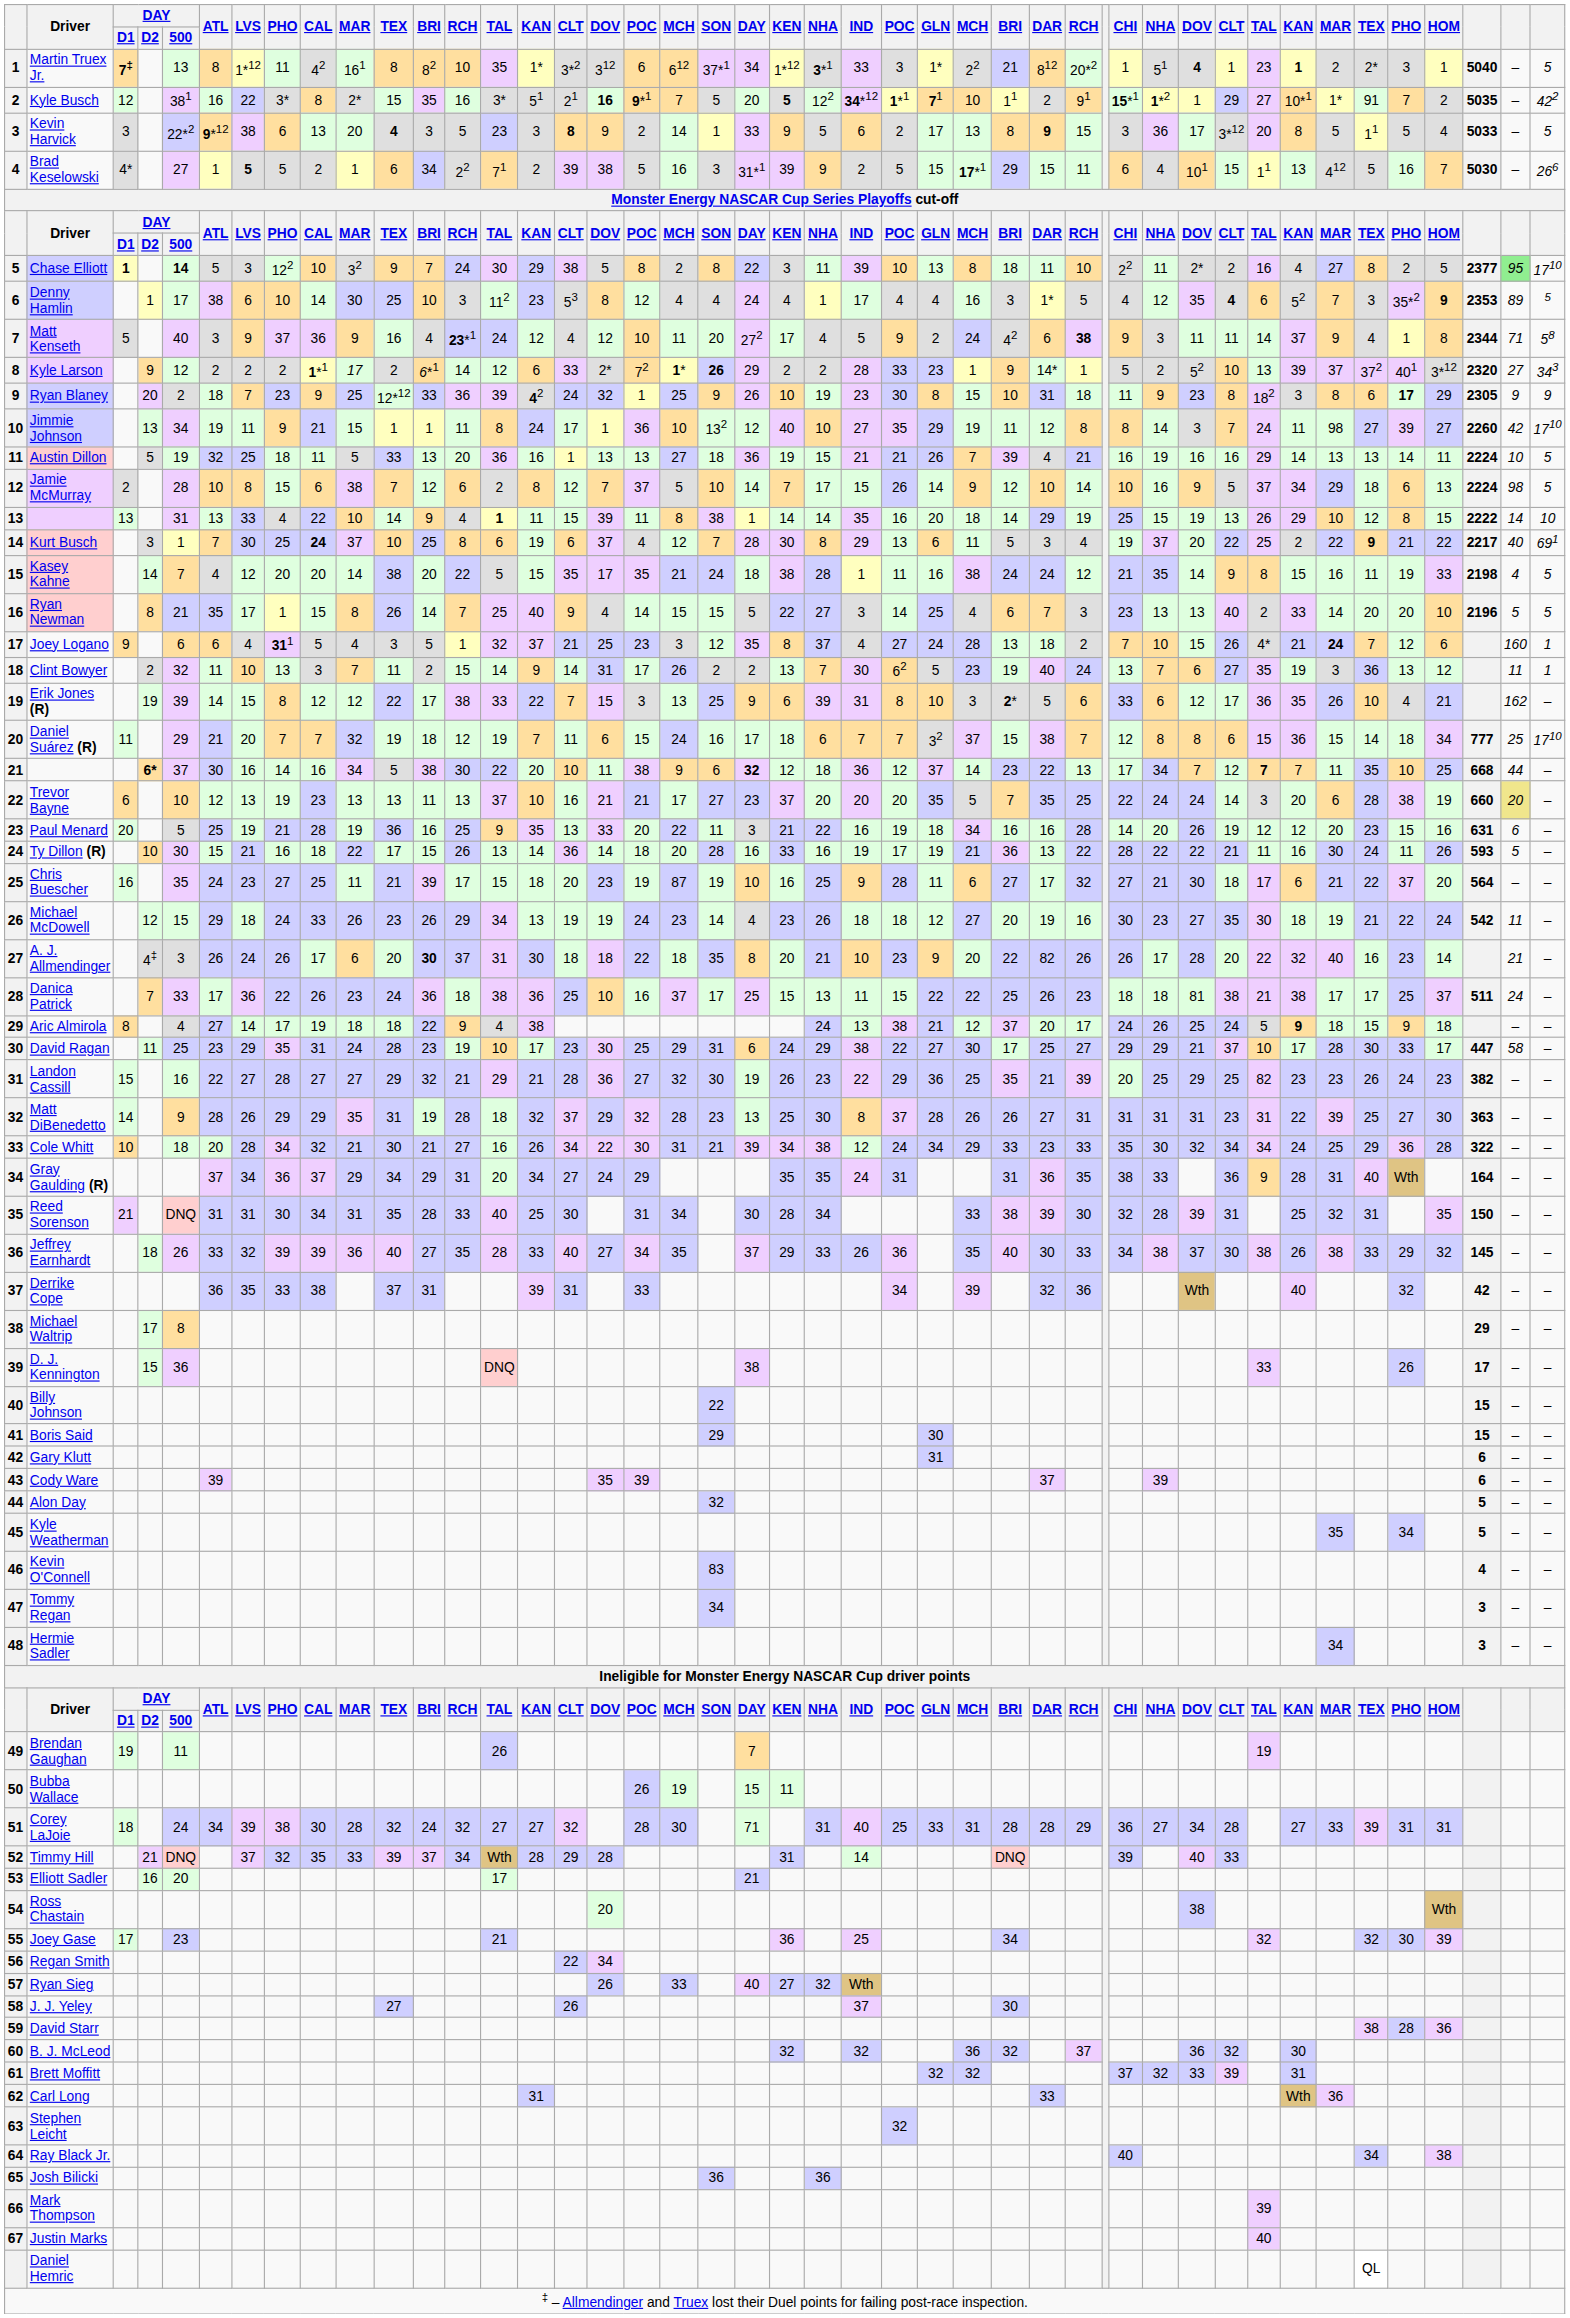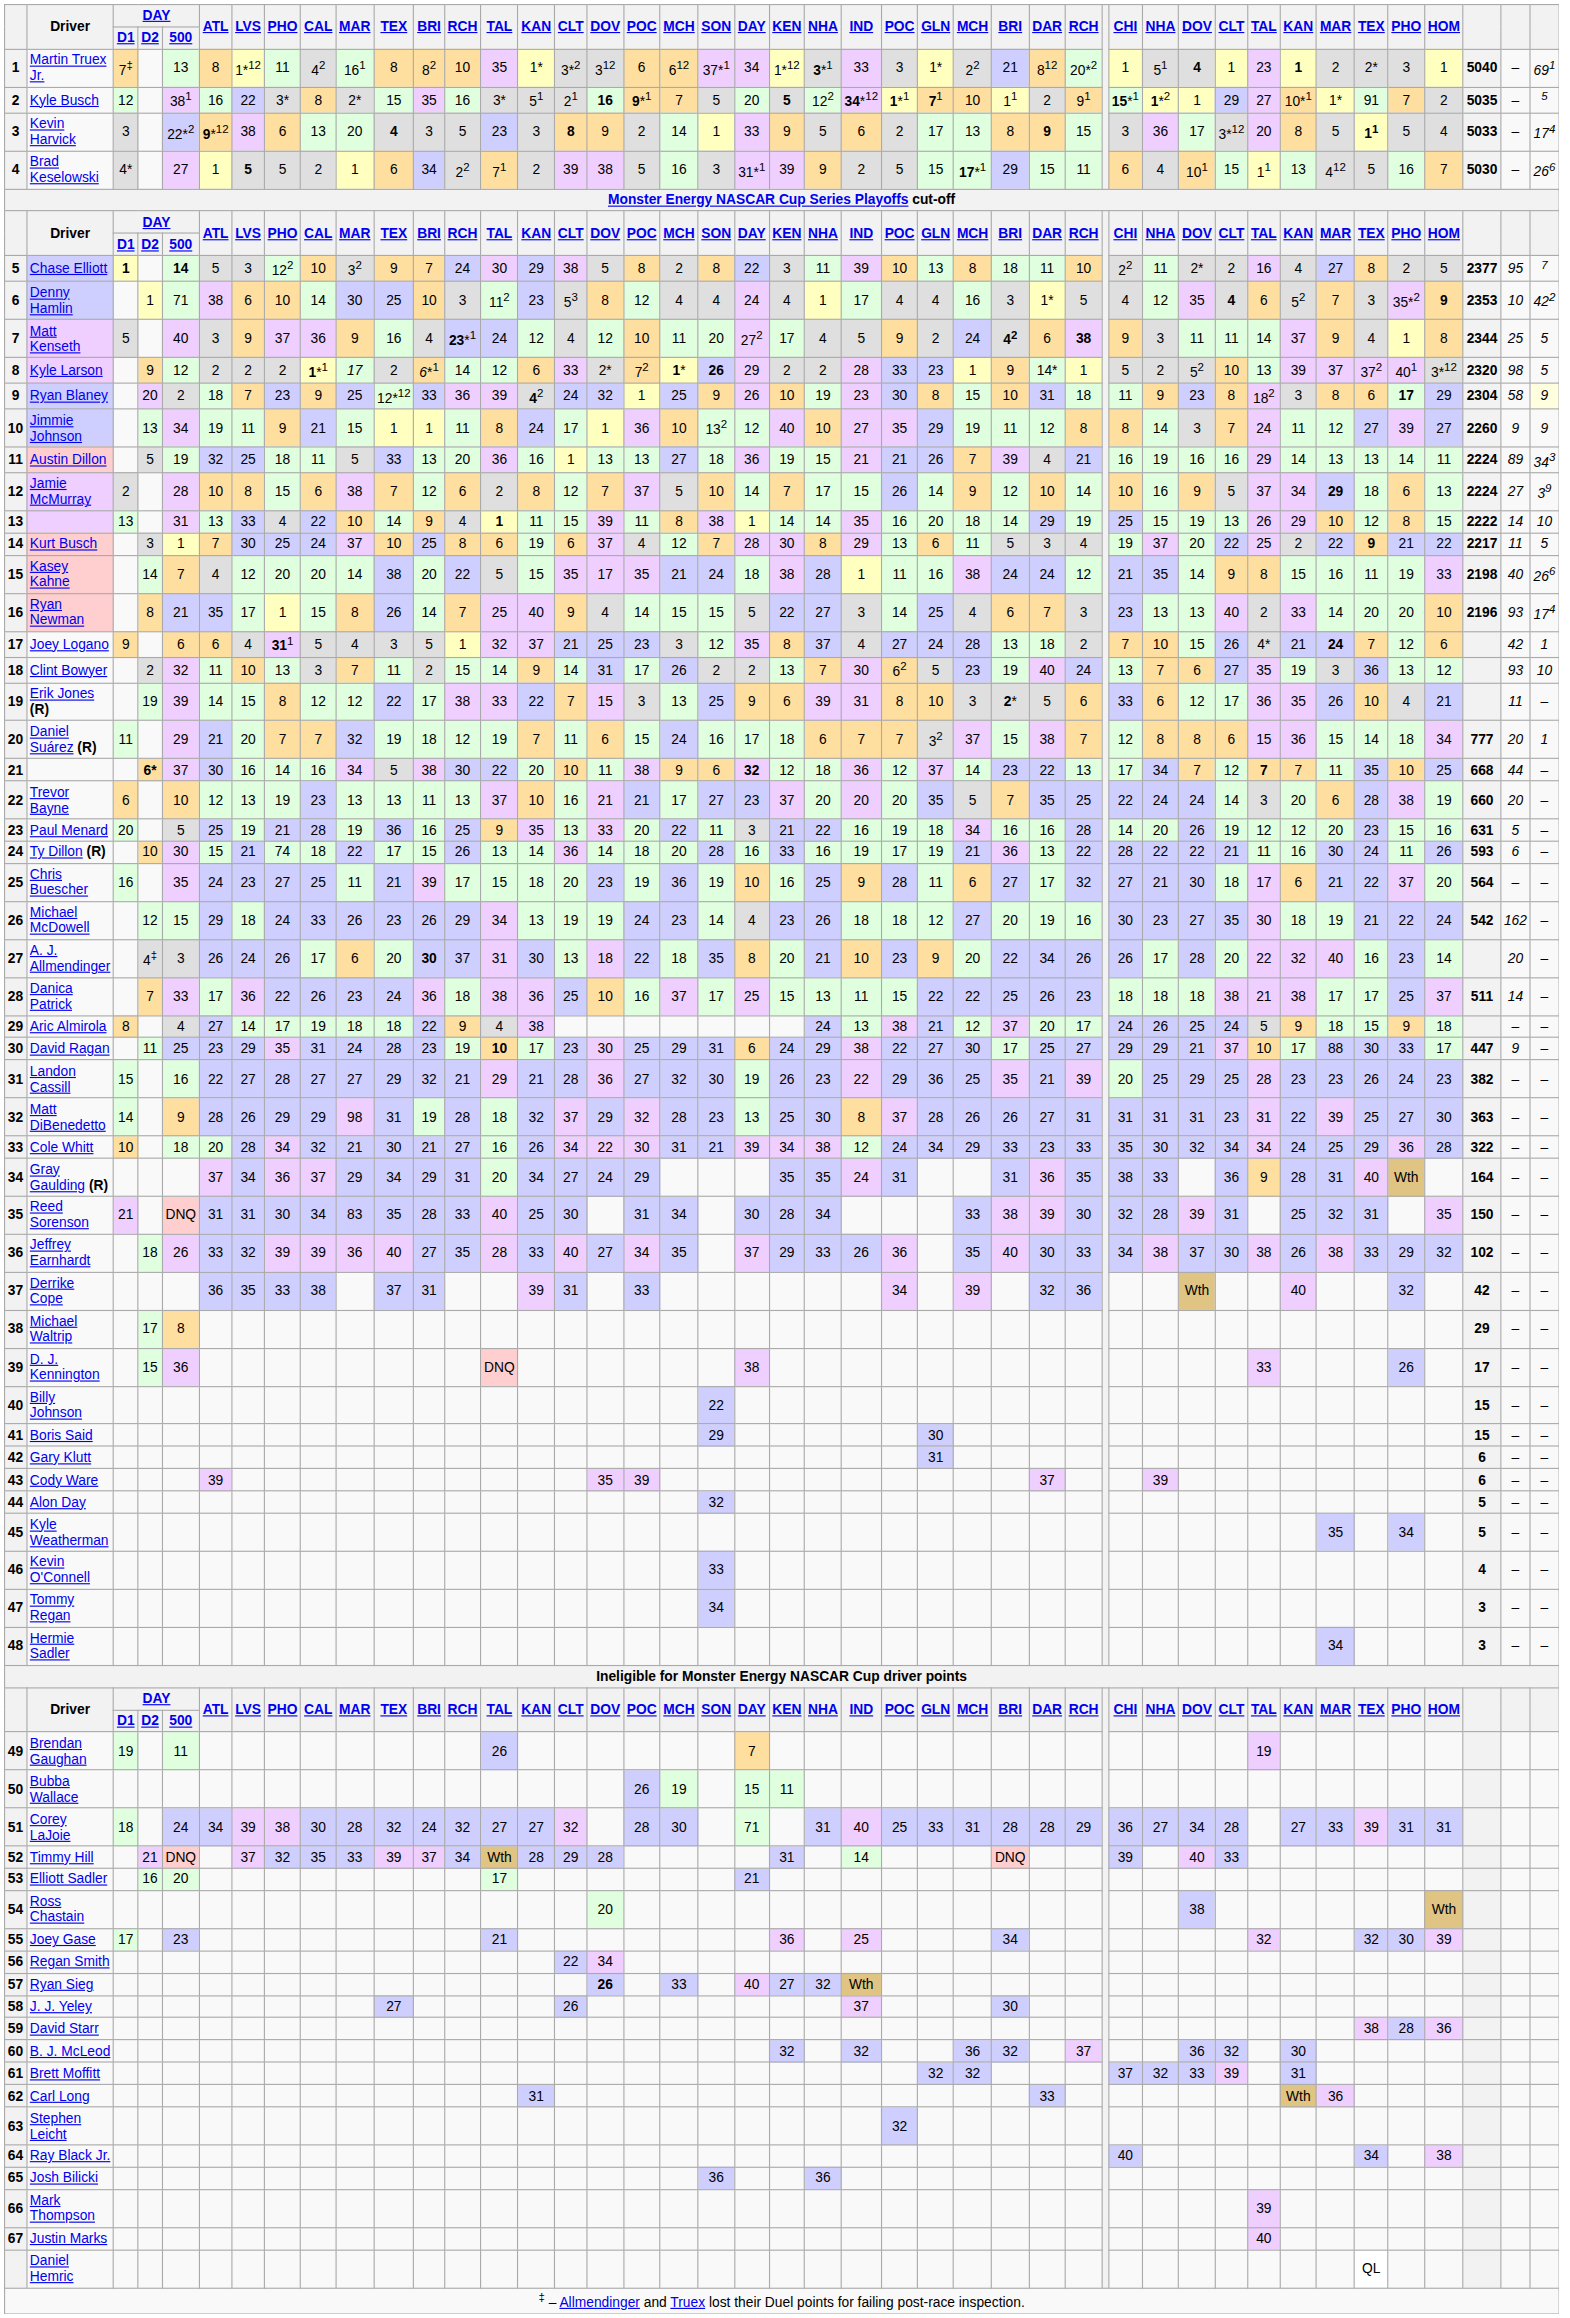(126, 68) bold -> (126, 68) normal
(1548, 68) 5 -> (1544, 68) 691
(1548, 100) 422 -> (1544, 100) 5
(1371, 132) normal -> (1371, 132) bold
(1548, 132) 5 -> (1544, 132) 174
(1515, 269) lightgreen background -> (1515, 269) no background
(1548, 269) 1710 -> (1544, 269) 7
(181, 301) 17 -> (181, 301) 71
(1515, 301) 89 -> (1515, 301) 10
(1548, 301) 5 -> (1544, 301) 422
(1010, 339) normal -> (1010, 339) bold
(1515, 339) 71 -> (1515, 339) 25
(1548, 339) 58 -> (1544, 339) 5
(1515, 371) 27 -> (1515, 371) 98
(1548, 371) 343 -> (1544, 371) 5
(1482, 396) 2305 -> (1482, 396) 2304
(1515, 396) 9 -> (1515, 396) 58
(1548, 396) no background -> (1544, 396) lightyellow background
(1336, 428) 98 -> (1336, 428) 12
(1515, 428) 42 -> (1515, 428) 9
(1548, 428) 1710 -> (1544, 428) 9
(1515, 458) 10 -> (1515, 460) 89
(1548, 458) 5 -> (1544, 460) 343
(1336, 489) normal -> (1336, 492) bold
(1515, 489) 98 -> (1515, 492) 27
(1548, 489) 5 -> (1544, 492) 39
(318, 543) bold -> (318, 544) normal
(1515, 543) 40 -> (1515, 544) 11
(1548, 543) 691 -> (1544, 544) 5
(1515, 575) 4 -> (1515, 575) 40
(1548, 575) 5 -> (1544, 575) 266
(1515, 613) 5 -> (1515, 613) 93
(1548, 613) 5 -> (1544, 613) 174
(1515, 644) 160 -> (1515, 644) 42
(1515, 670) 11 -> (1515, 670) 93
(1548, 670) 1 -> (1544, 670) 10
(1515, 702) 162 -> (1515, 702) 11
(1515, 740) 25 -> (1515, 740) 20
(1548, 740) 1710 -> (1544, 740) 1
(1515, 800) khaki background -> (1515, 800) no background
(1515, 830) 6 -> (1515, 830) 5
(283, 853) 16 -> (283, 853) 74
(1515, 853) 5 -> (1515, 853) 6
(679, 883) 87 -> (679, 883) 36
(1515, 921) 11 -> (1515, 921) 162
(571, 959) 18 -> (571, 959) 13
(1047, 959) 82 -> (1047, 959) 34
(1515, 959) 21 -> (1515, 959) 20
(1197, 997) 81 -> (1197, 997) 18
(1515, 997) 24 -> (1515, 997) 14
(1298, 1027) bold -> (1298, 1027) normal
(499, 1049) normal -> (499, 1049) bold
(1336, 1049) 28 -> (1336, 1049) 88
(1515, 1049) 58 -> (1515, 1049) 9
(1264, 1079) 82 -> (1264, 1079) 28
(355, 1117) 35 -> (355, 1117) 98
(355, 1216) 31 -> (355, 1216) 83
(1482, 1254) 145 -> (1482, 1254) 102
(716, 1571) 83 -> (716, 1571) 33
(605, 1985) normal -> (605, 1985) bold
